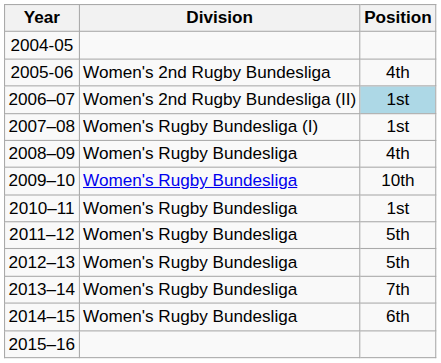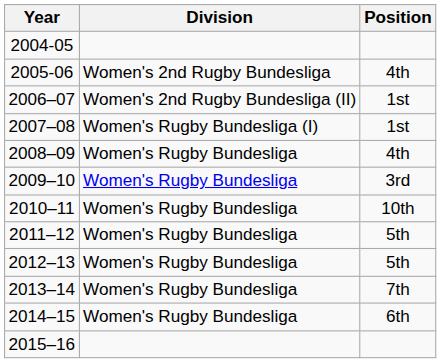(398, 99) lightblue background -> (398, 99) no background
(398, 180) 10th -> (398, 180) 3rd
(398, 208) 1st -> (398, 208) 10th
